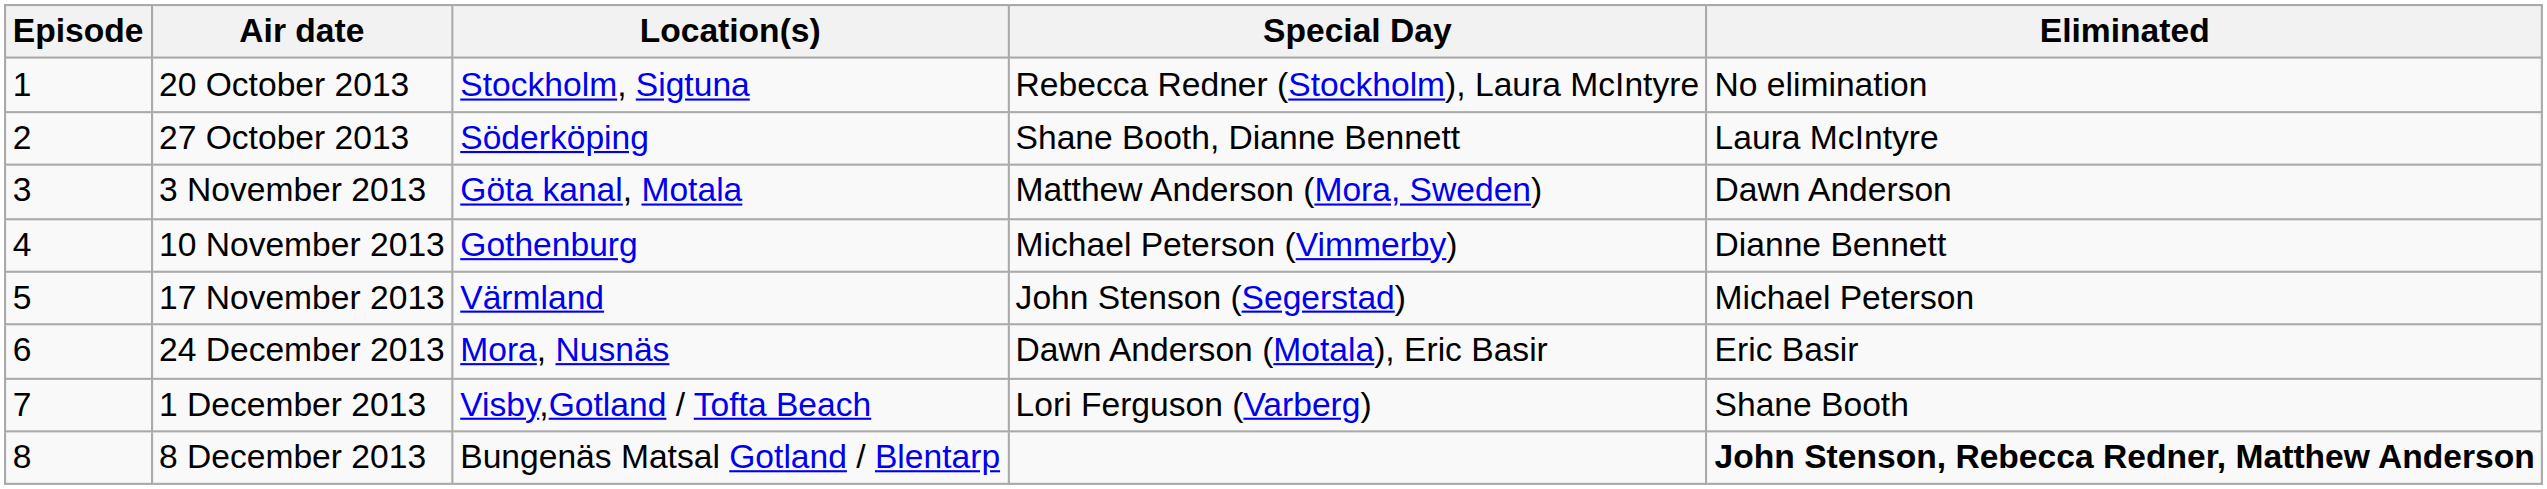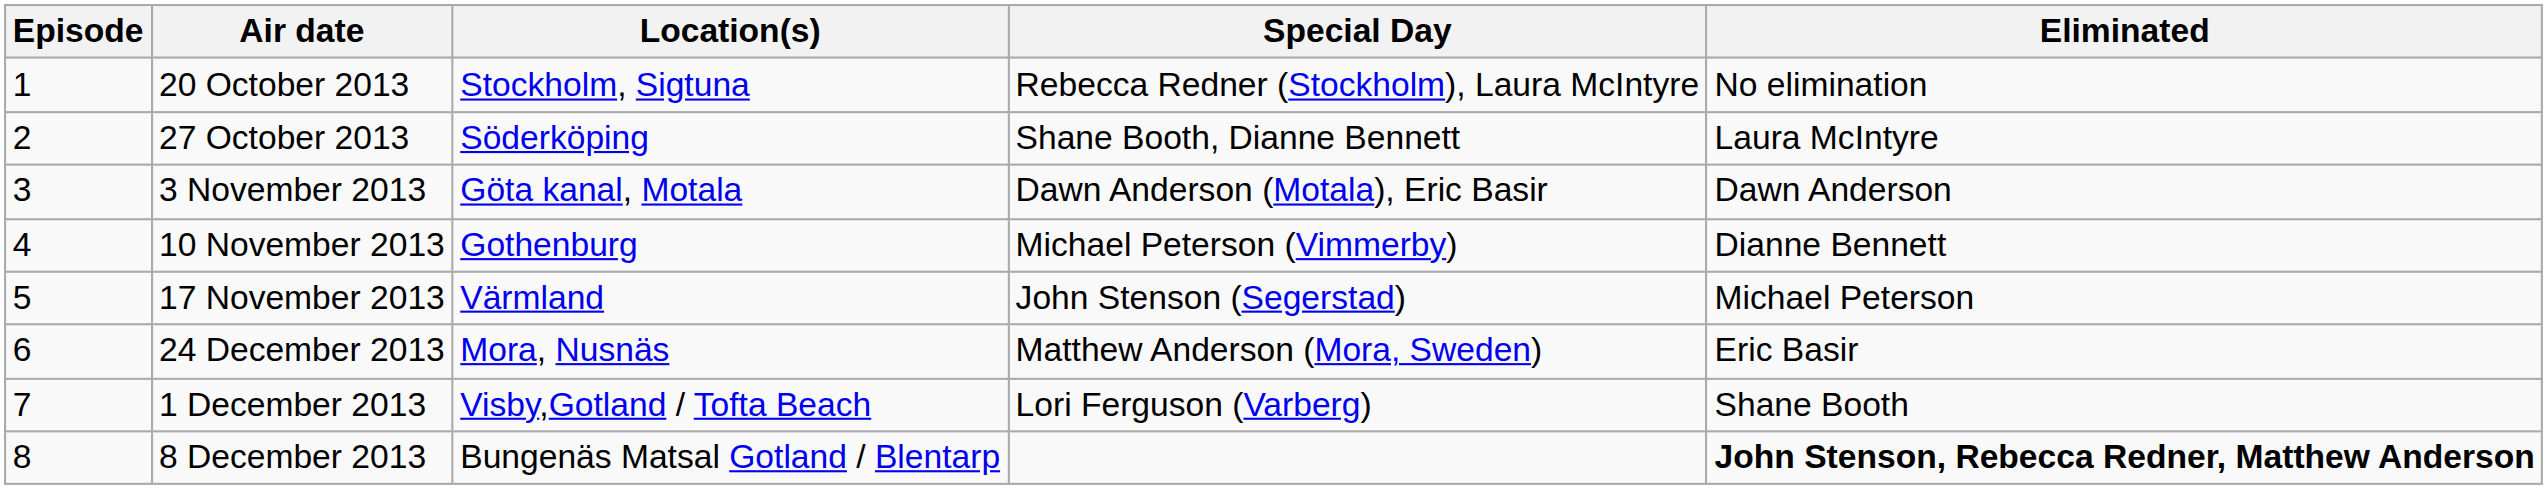(1279, 191) Matthew Anderson (Mora, Sweden) -> (1282, 191) Dawn Anderson (Motala), Eric Basir
(1282, 350) Dawn Anderson (Motala), Eric Basir -> (1279, 350) Matthew Anderson (Mora, Sweden)
